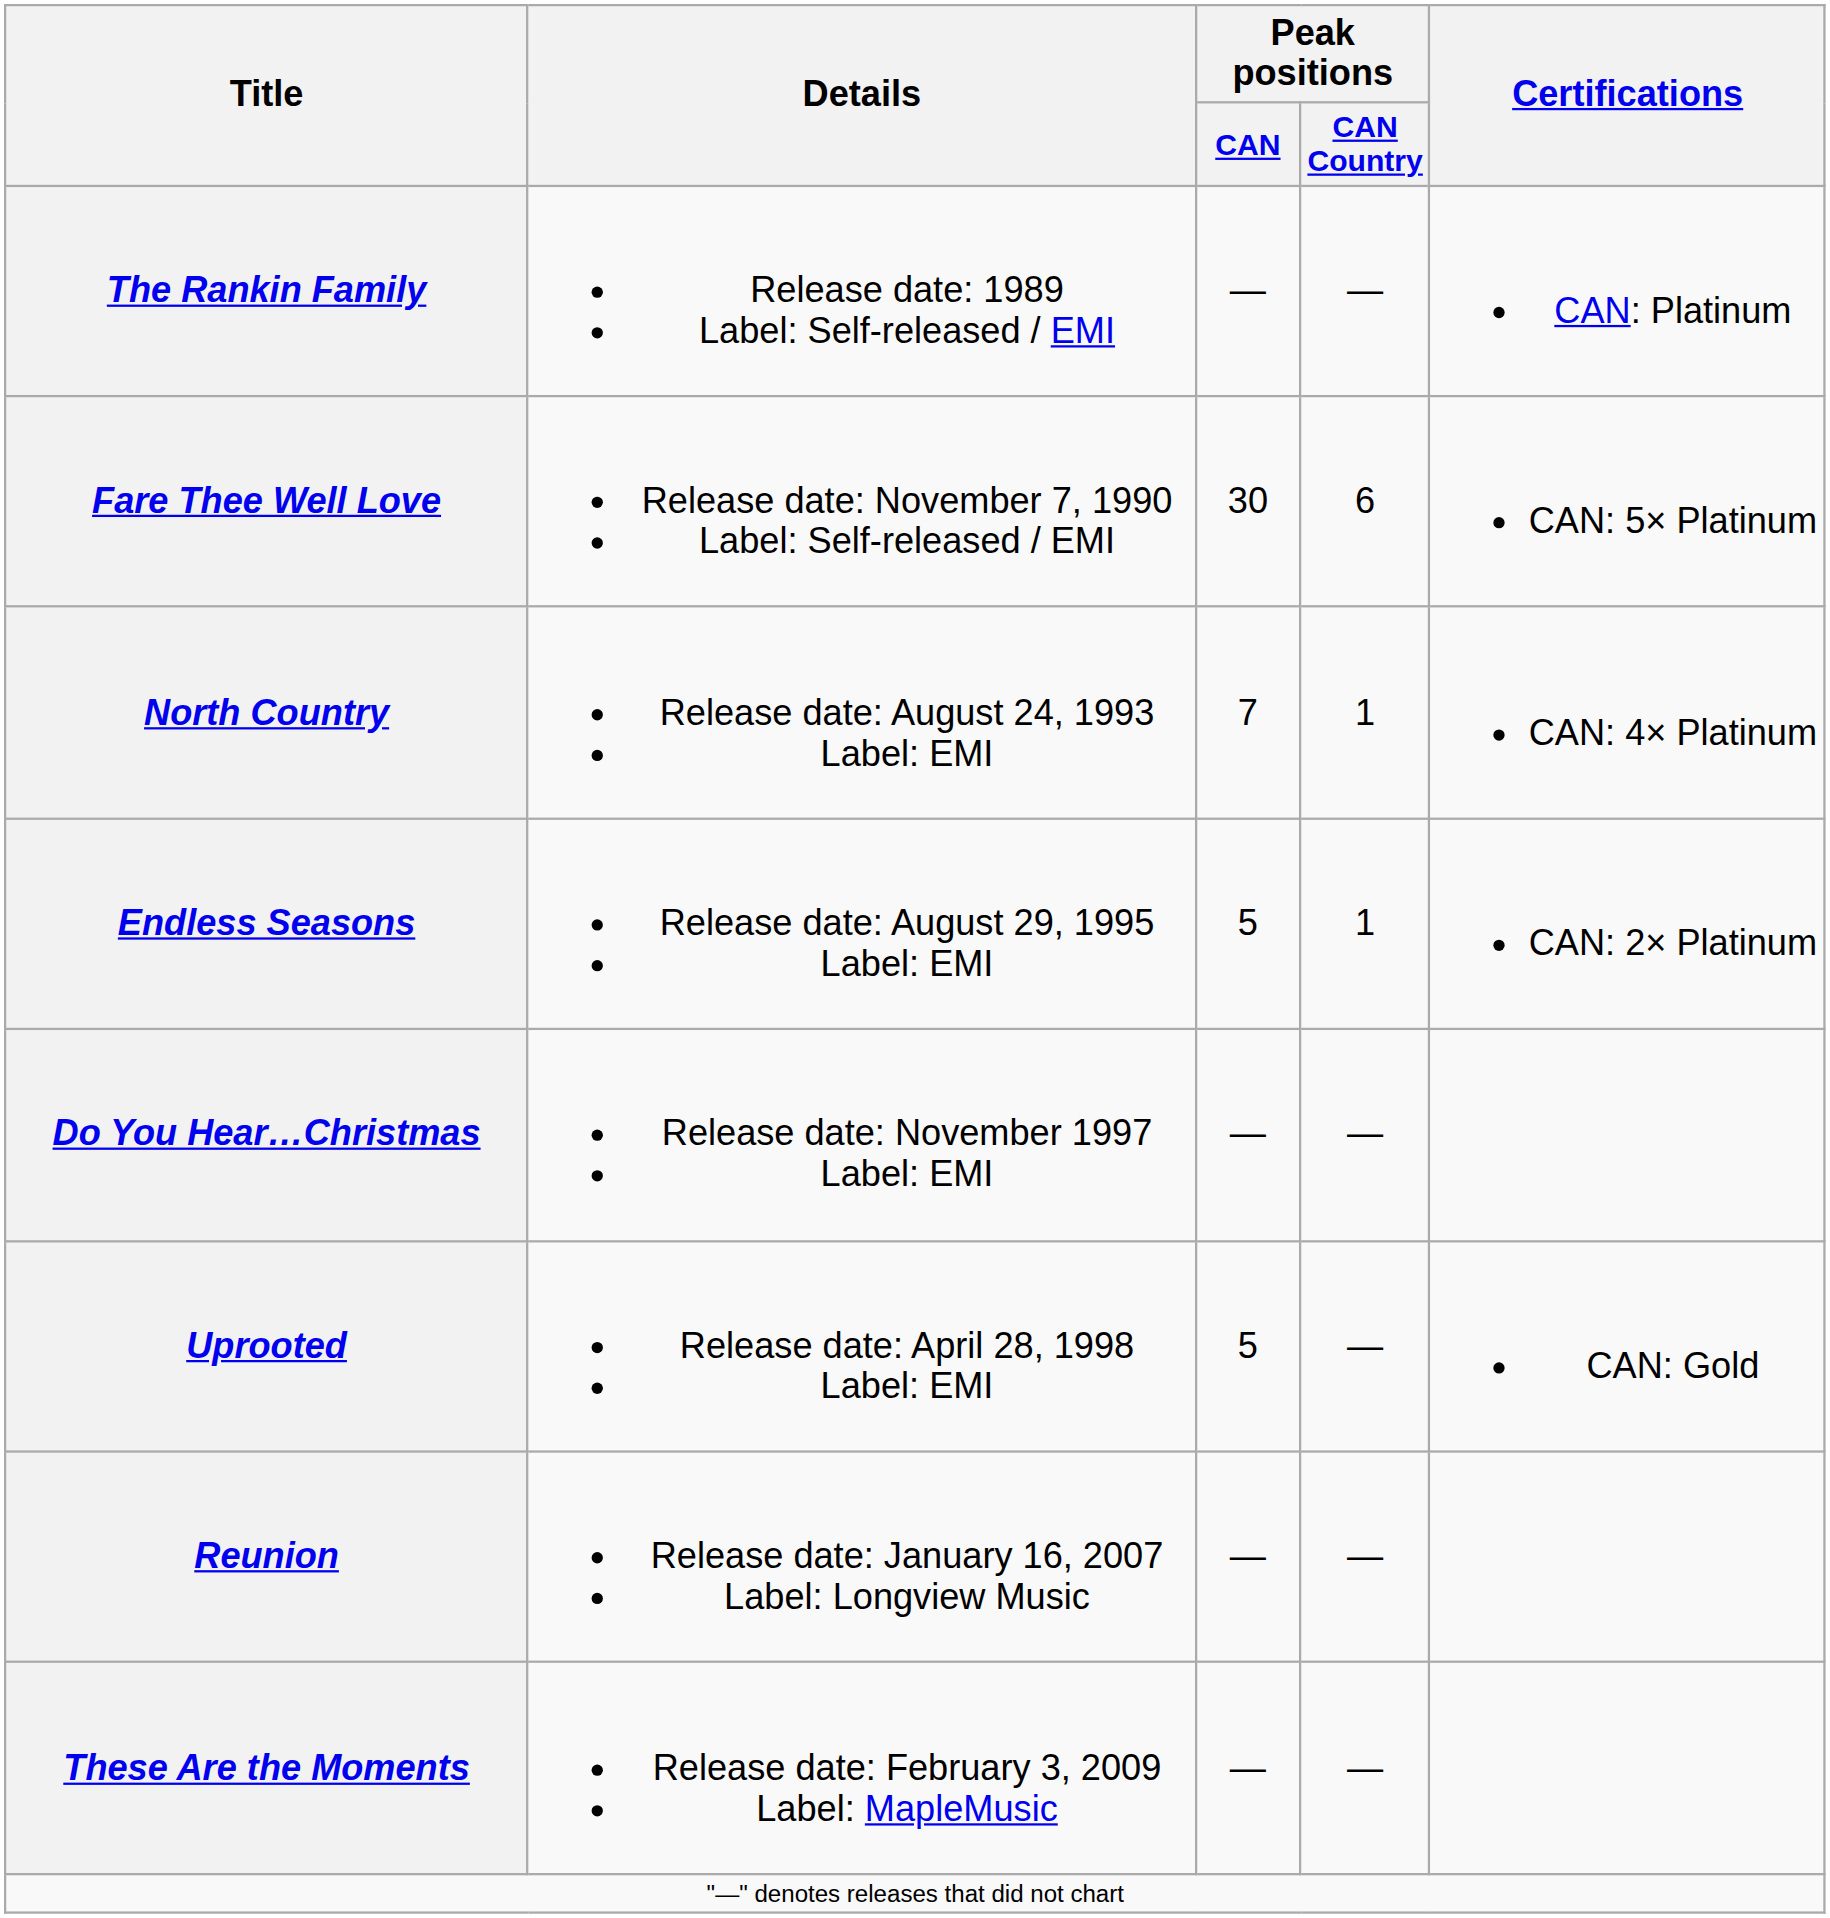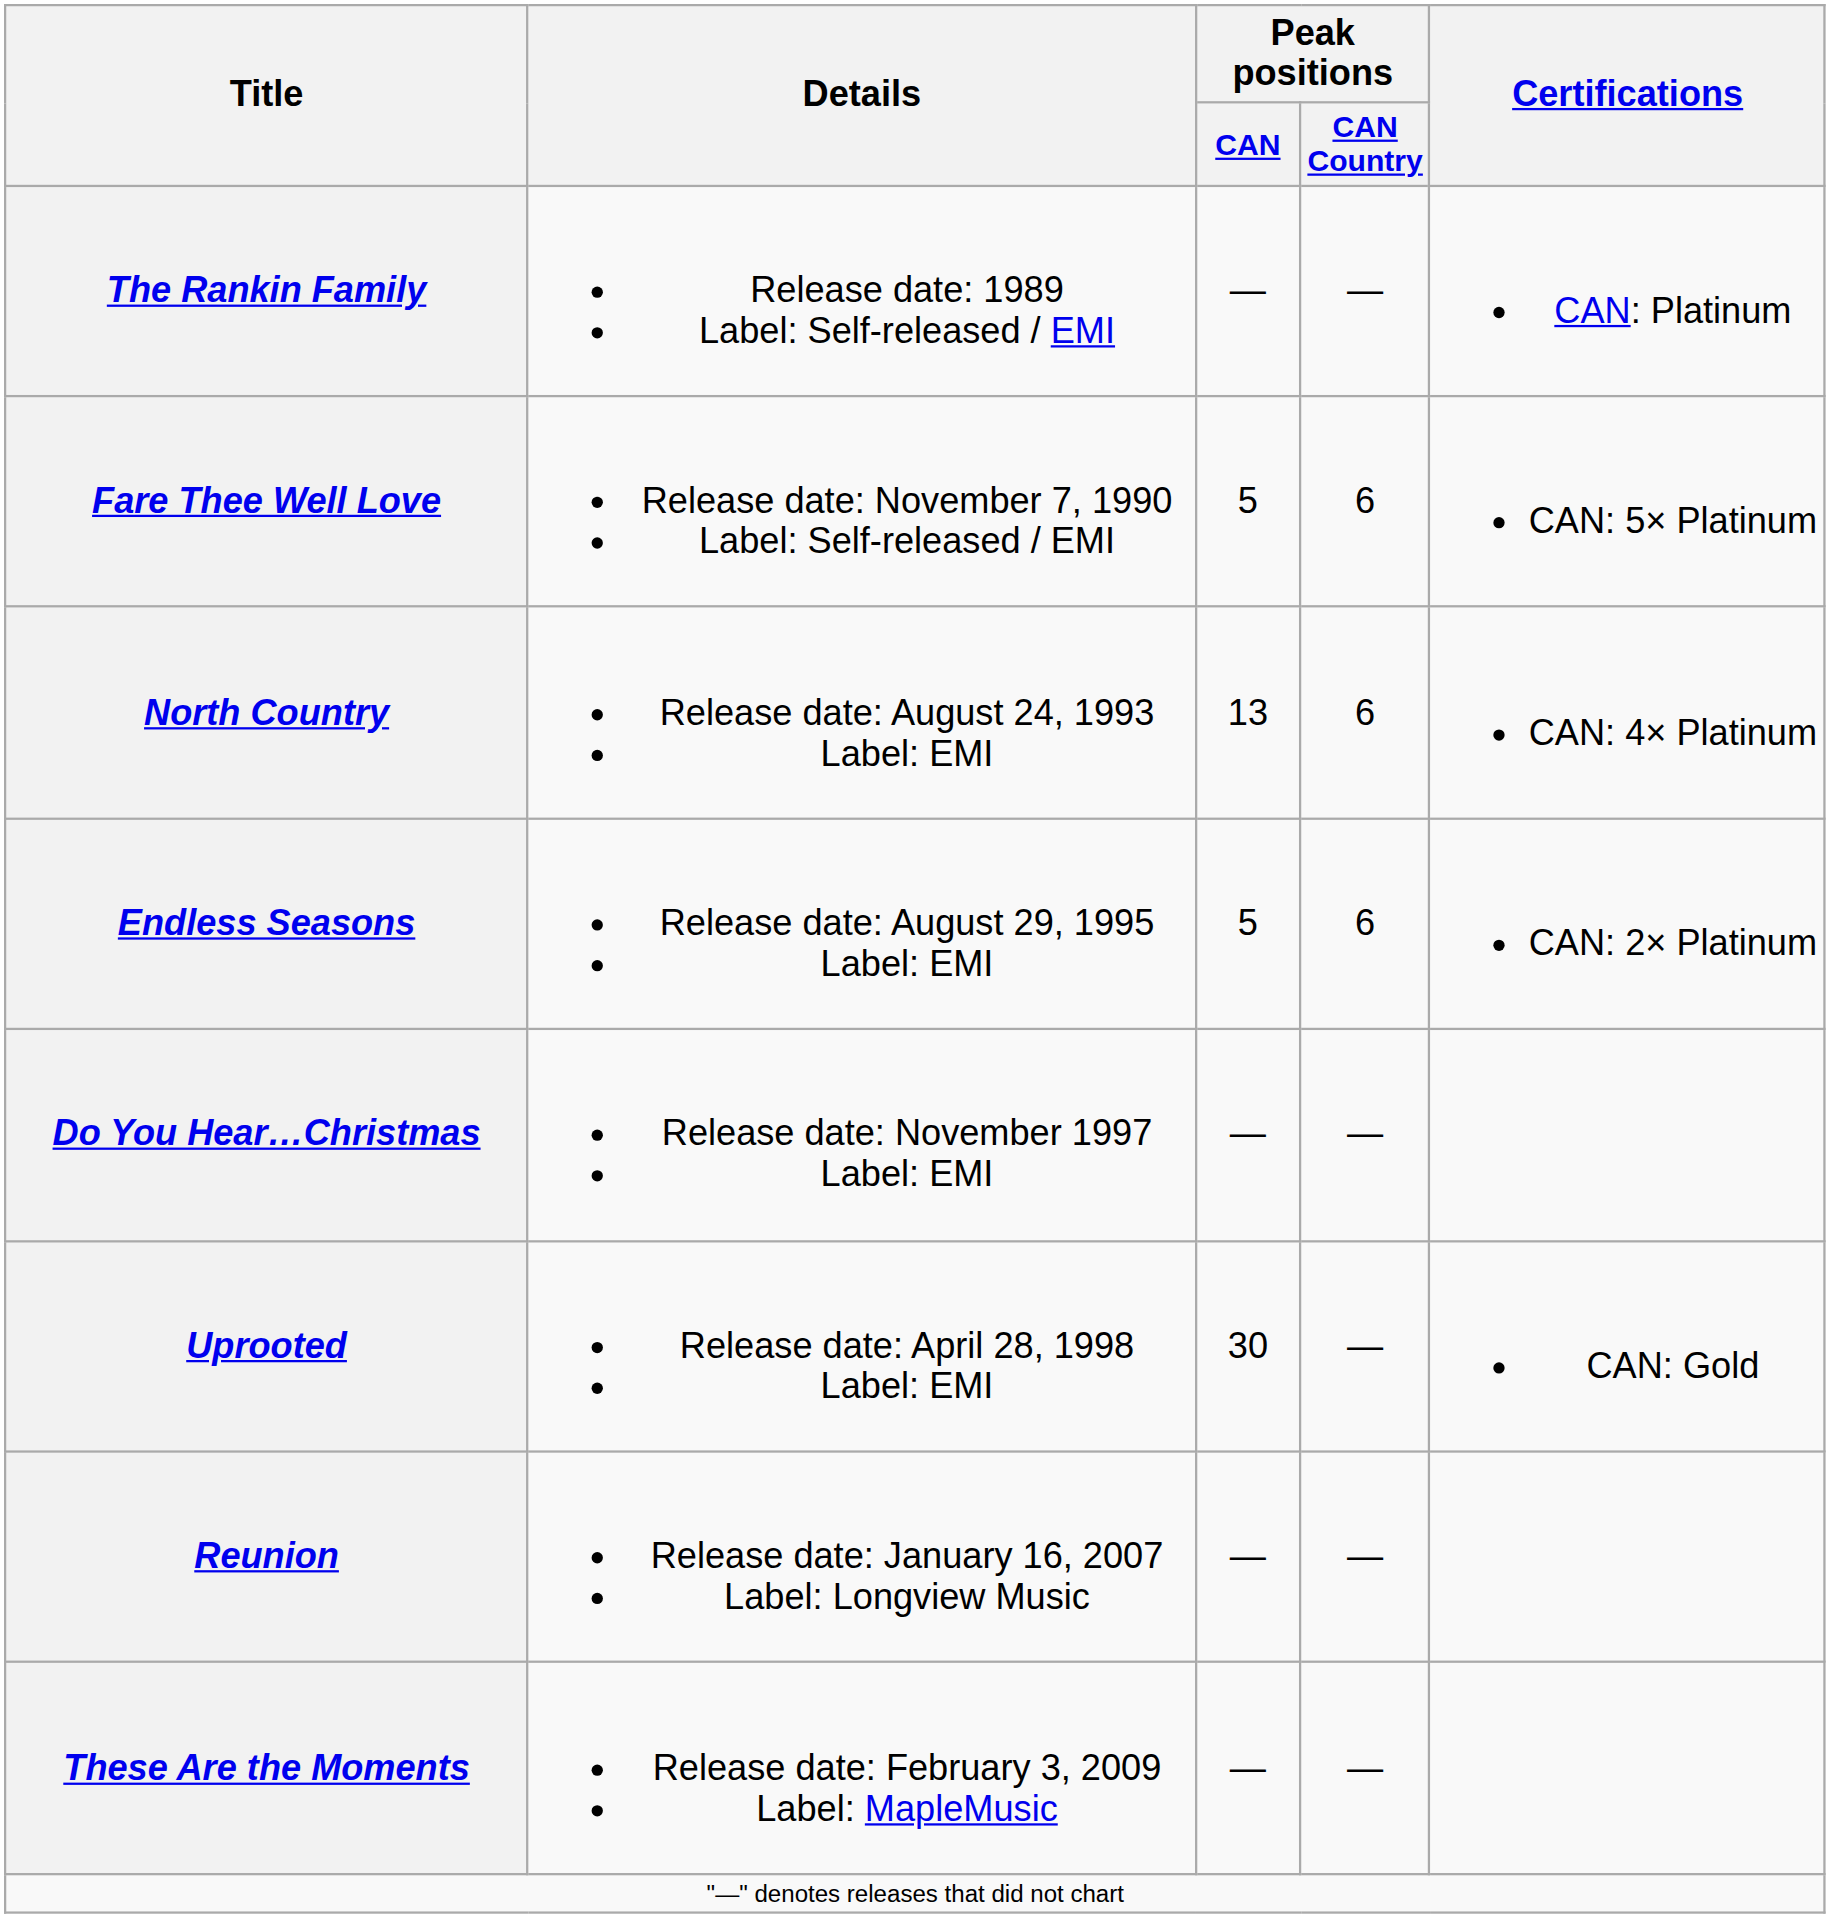(1248, 501) 30 -> (1248, 501) 5
(1248, 712) 7 -> (1248, 712) 13
(1365, 712) 1 -> (1365, 712) 6
(1365, 923) 1 -> (1365, 923) 6
(1248, 1345) 5 -> (1248, 1345) 30
